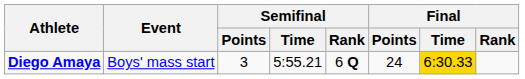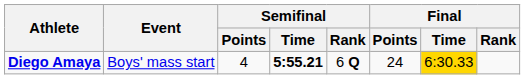(244, 63) 3 -> (244, 63) 4
(298, 63) normal -> (298, 63) bold
